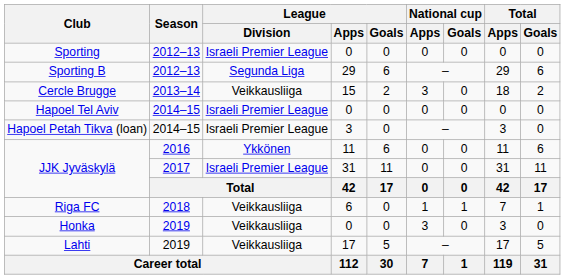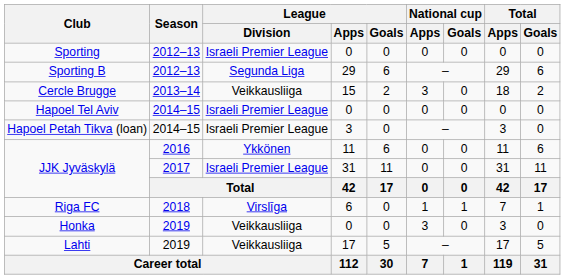(267, 206) Veikkausliiga -> (267, 206) Virslīga
